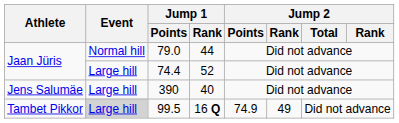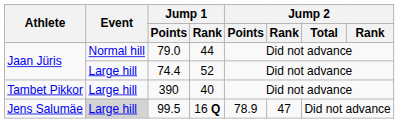(45, 90) Jens Salumäe -> (45, 90) Tambet Pikkor
(45, 109) Tambet Pikkor -> (45, 109) Jens Salumäe
(246, 109) 74.9 -> (246, 109) 78.9
(284, 109) 49 -> (284, 109) 47
